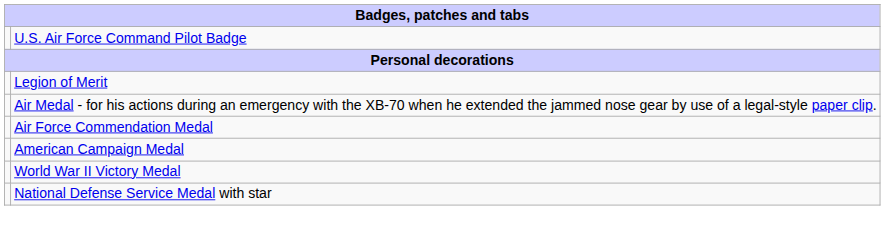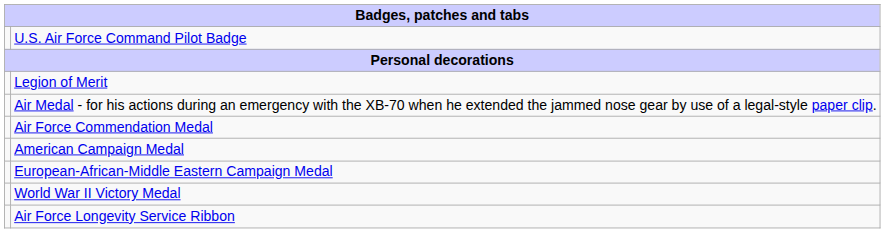+ row: (173, 171)
- row: (143, 194)
+ row: (125, 216)
